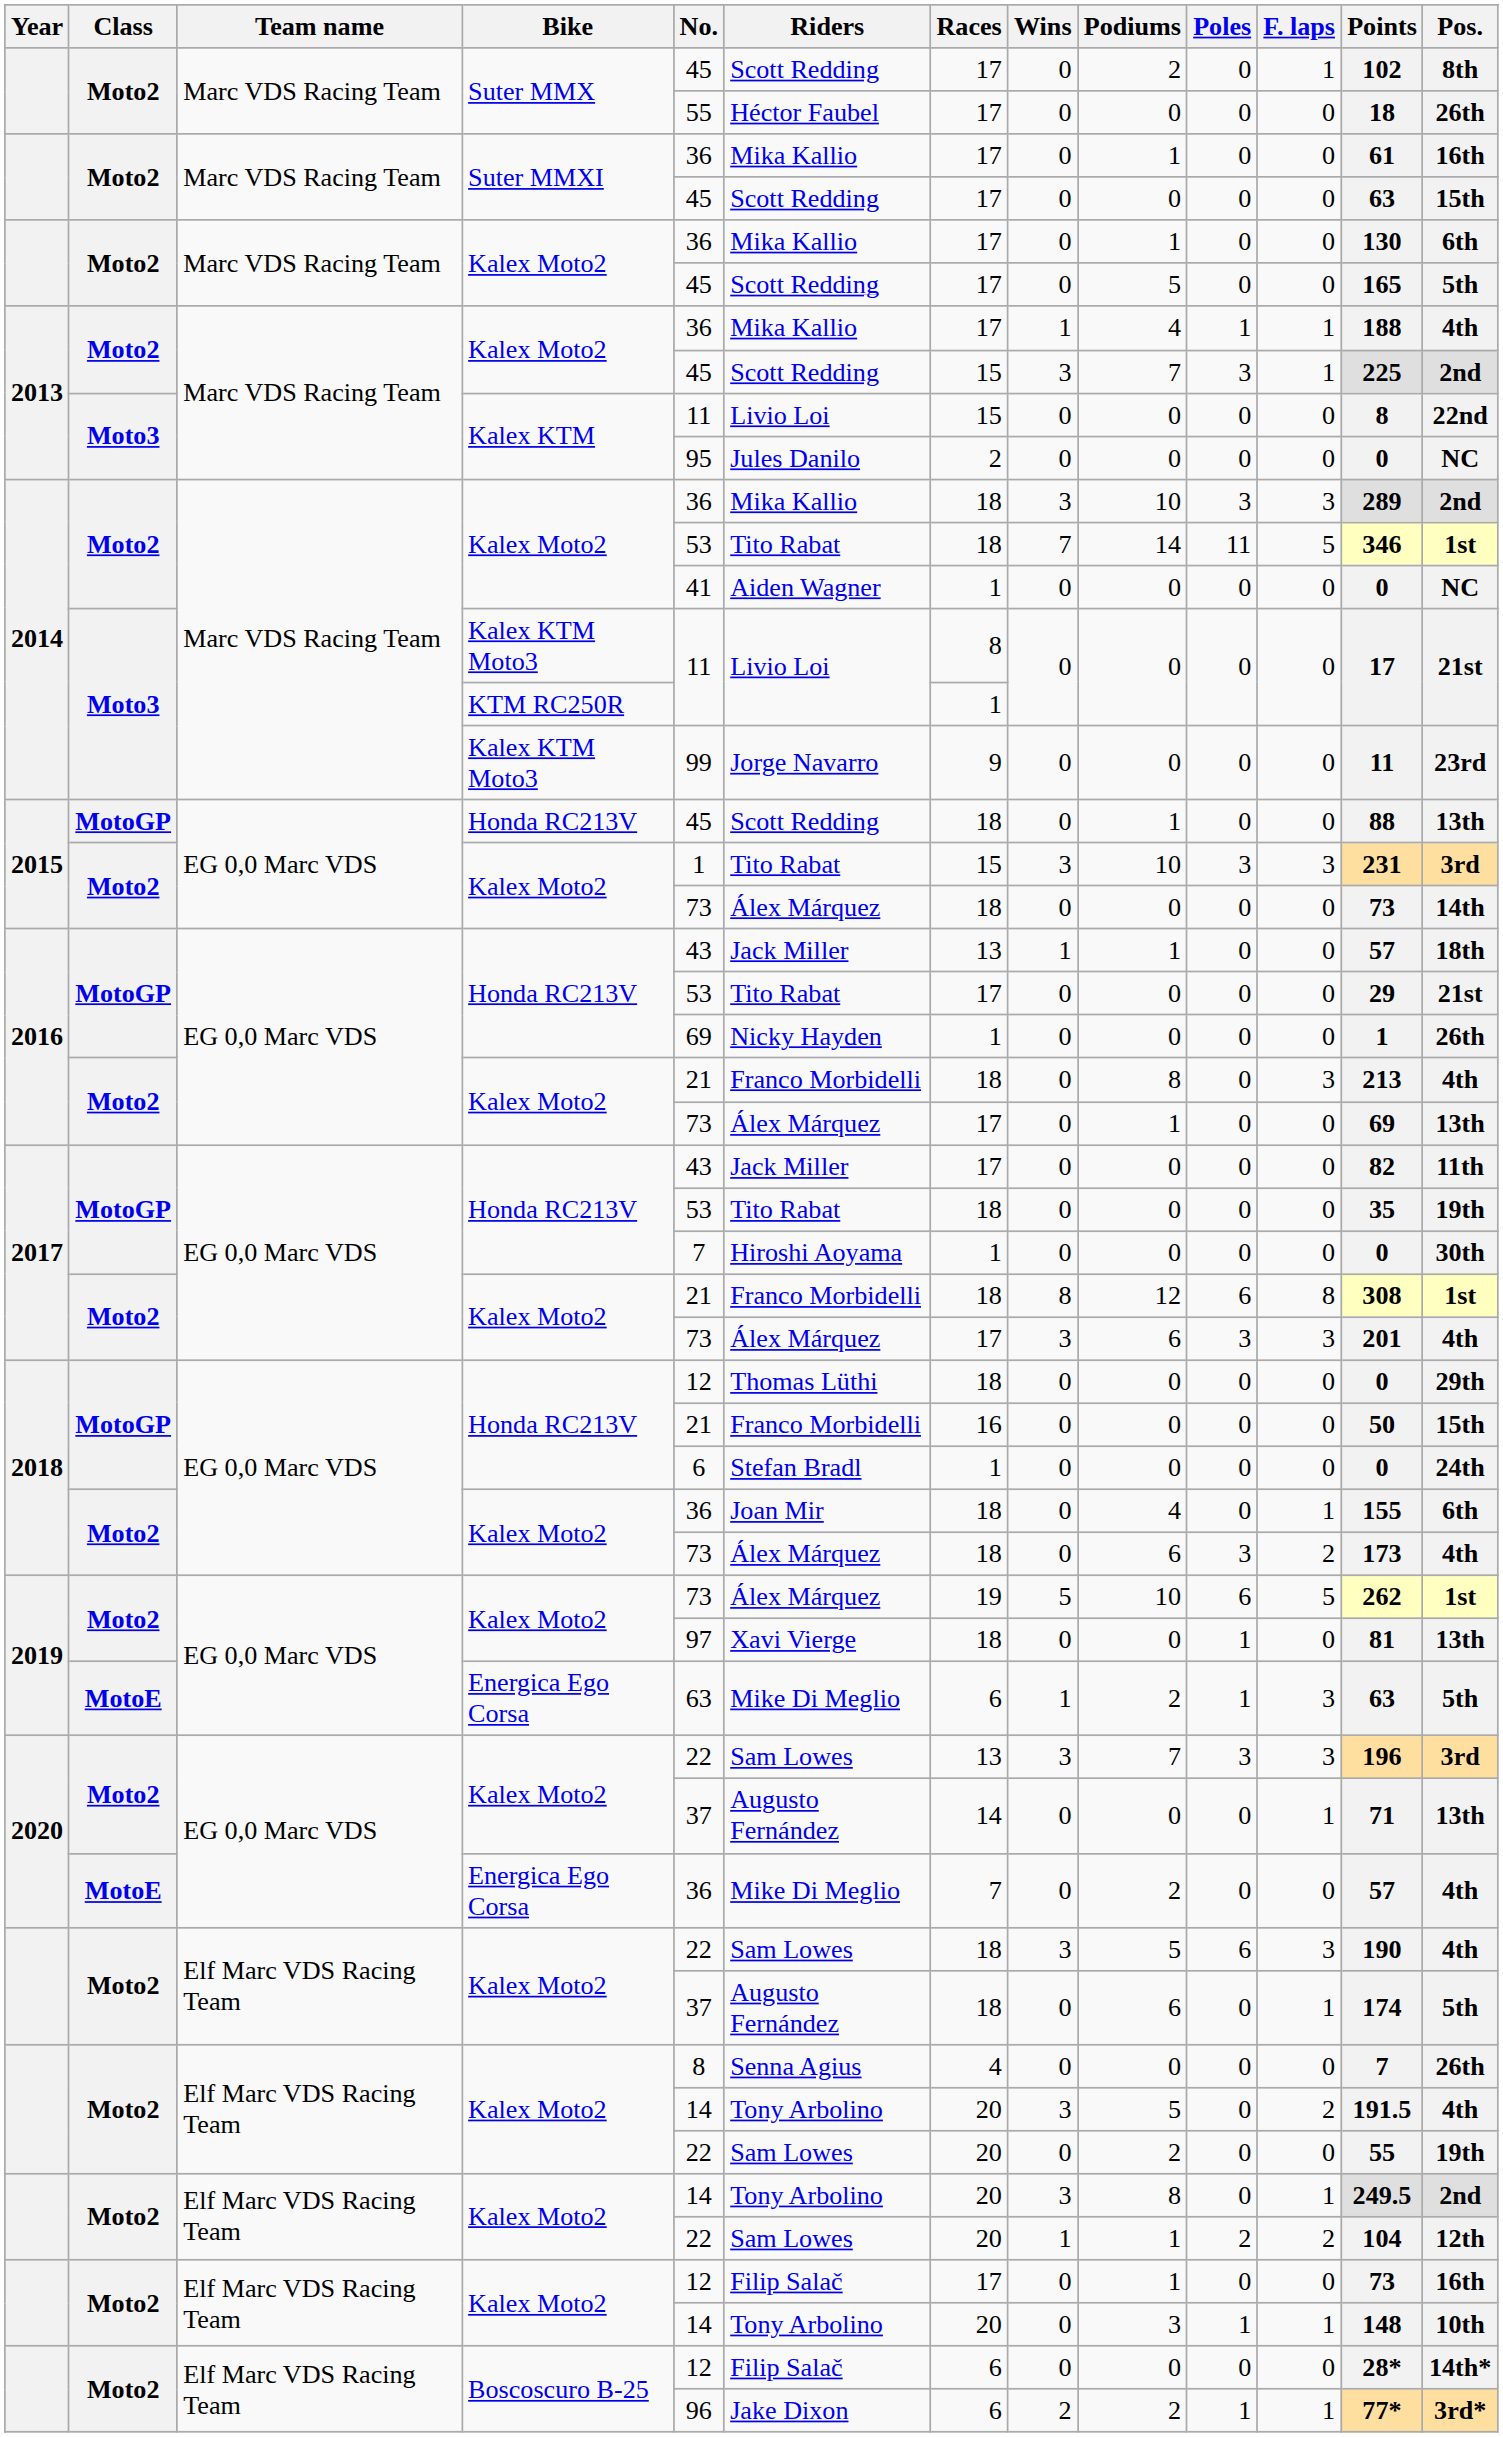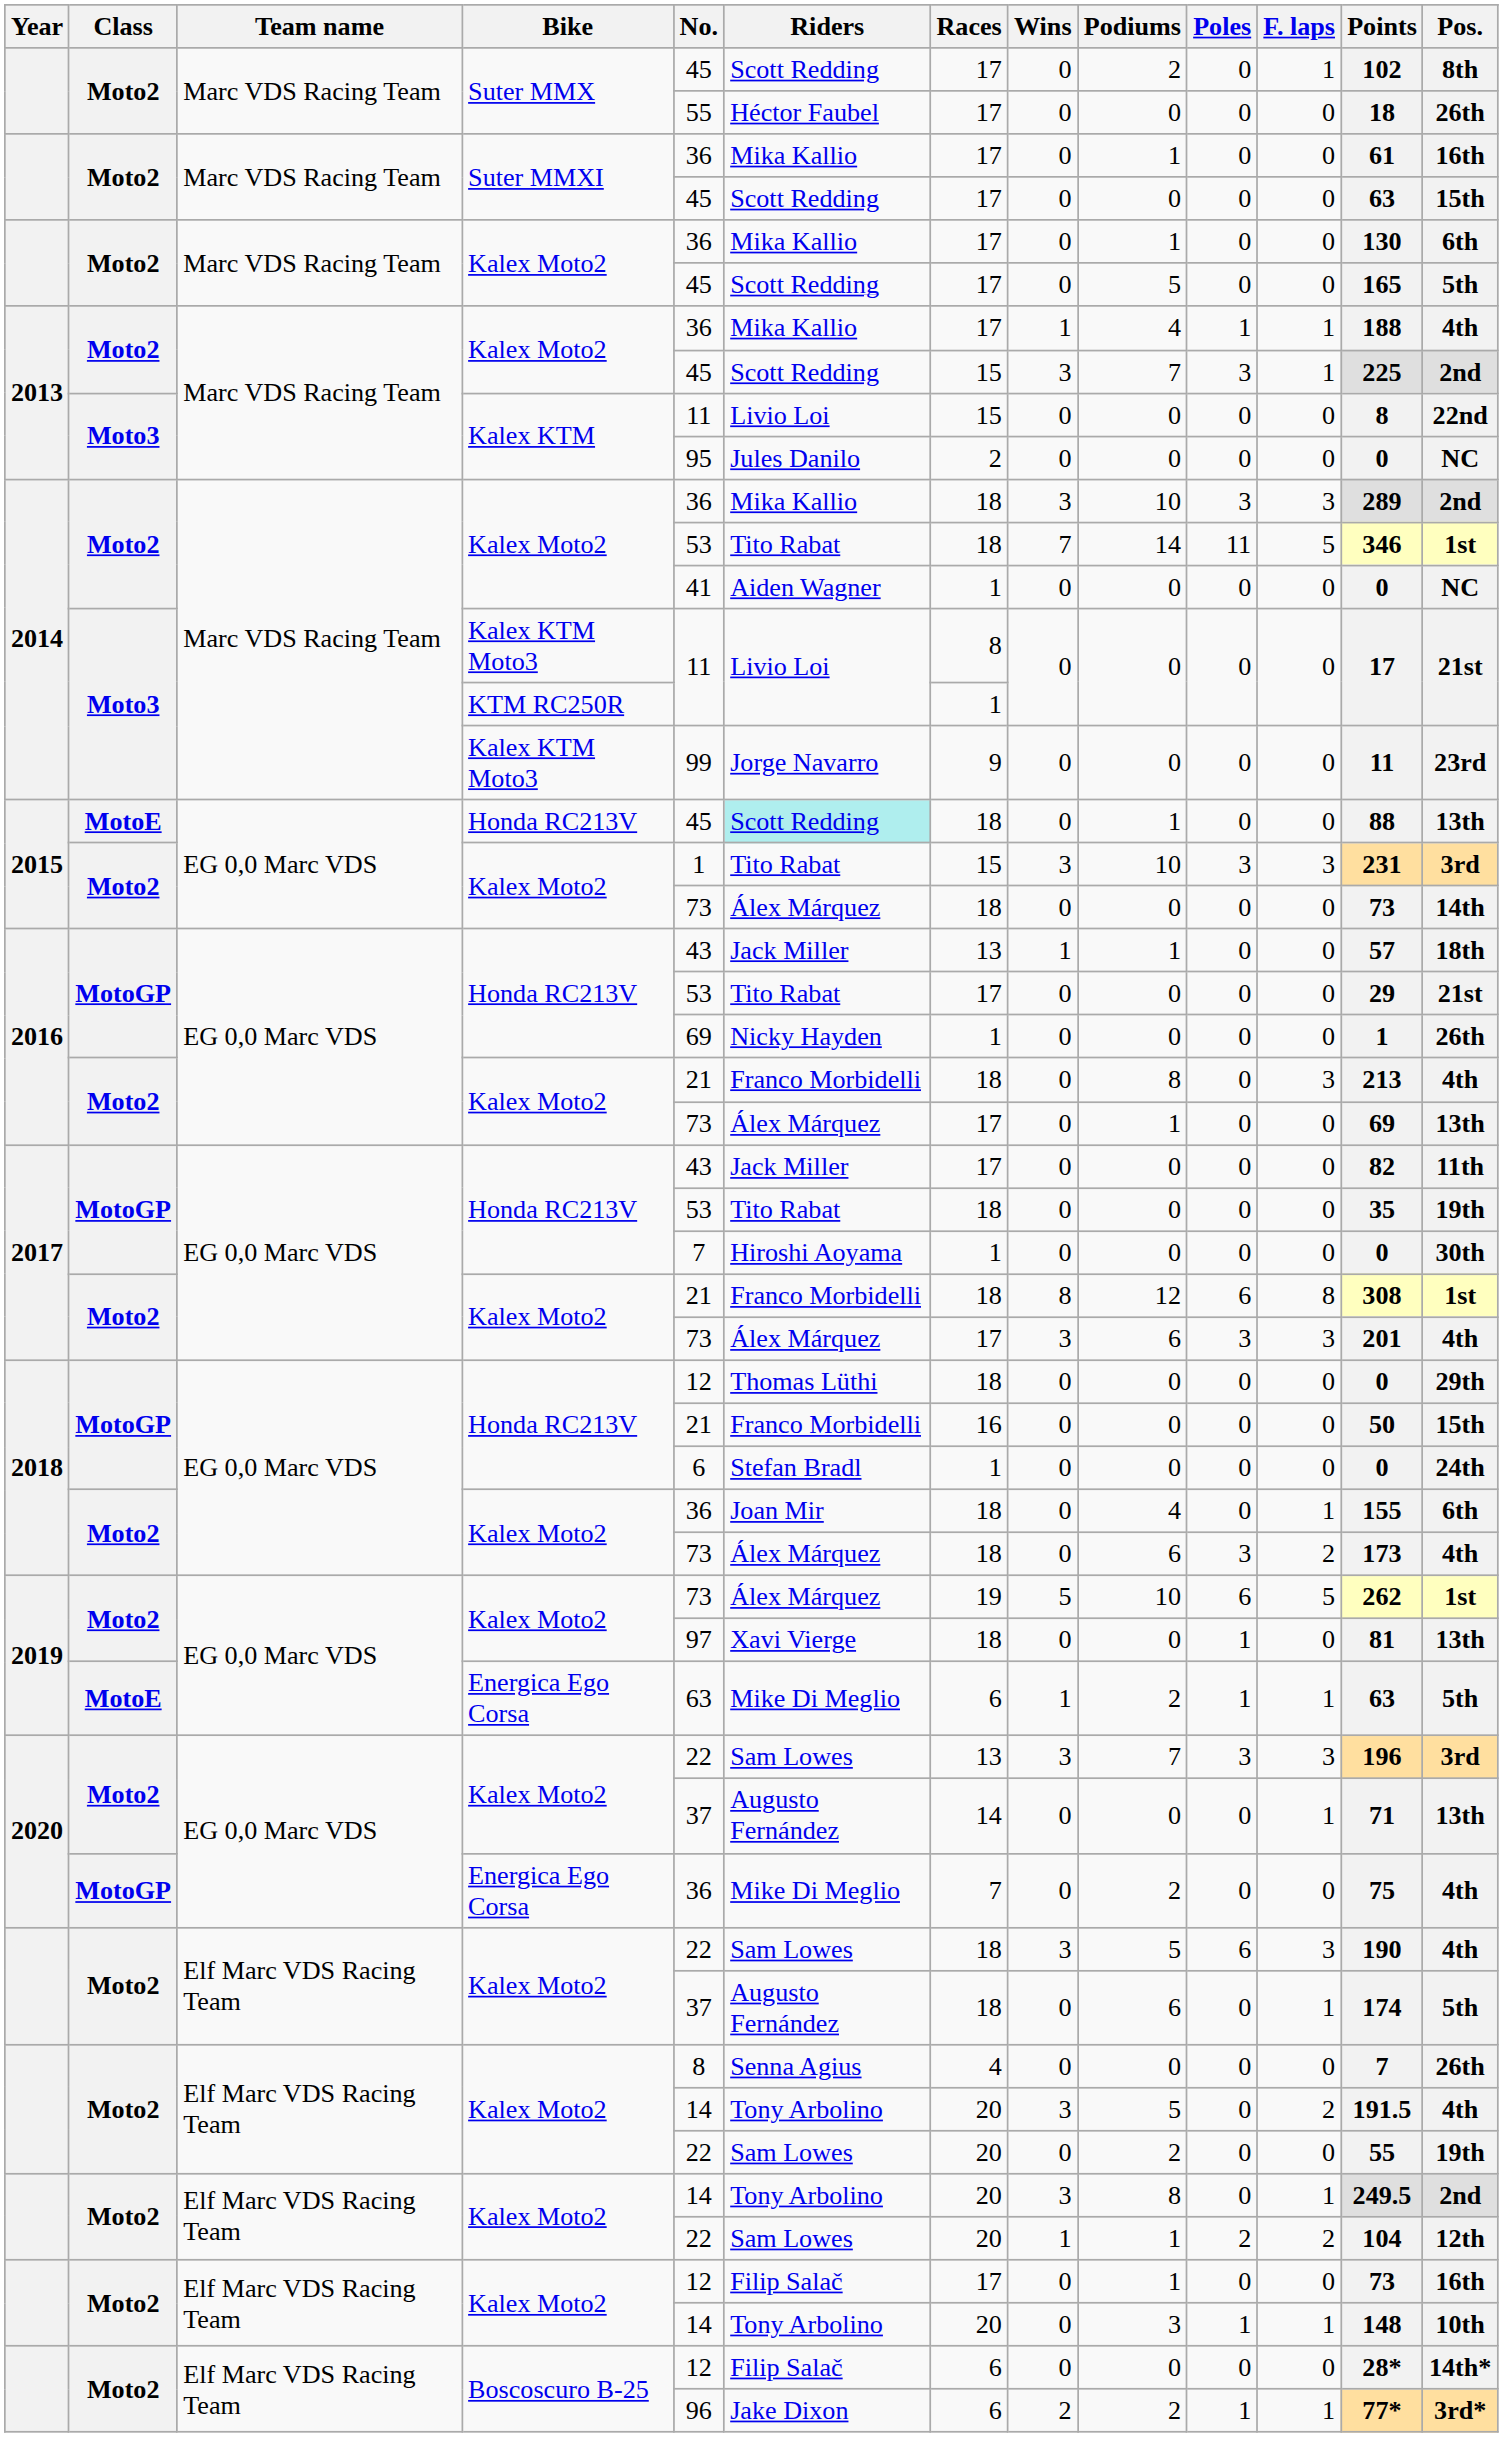(123, 820) MotoGP -> (123, 820) MotoE
(805, 820) no background -> (805, 820) paleturquoise background
(1328, 1698) 3 -> (1328, 1698) 1
(123, 1889) MotoE -> (123, 1889) MotoGP
(1382, 1889) 57 -> (1382, 1889) 75
